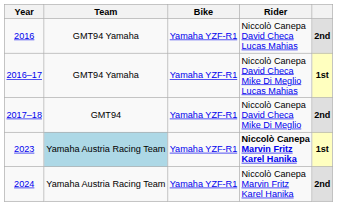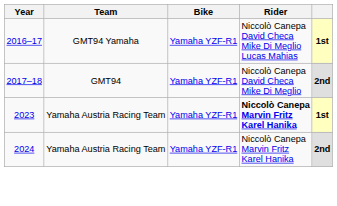- row: (24, 36)
(106, 149) lightblue background -> (106, 114) no background
